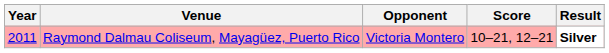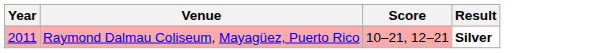- column: (415, 16)
